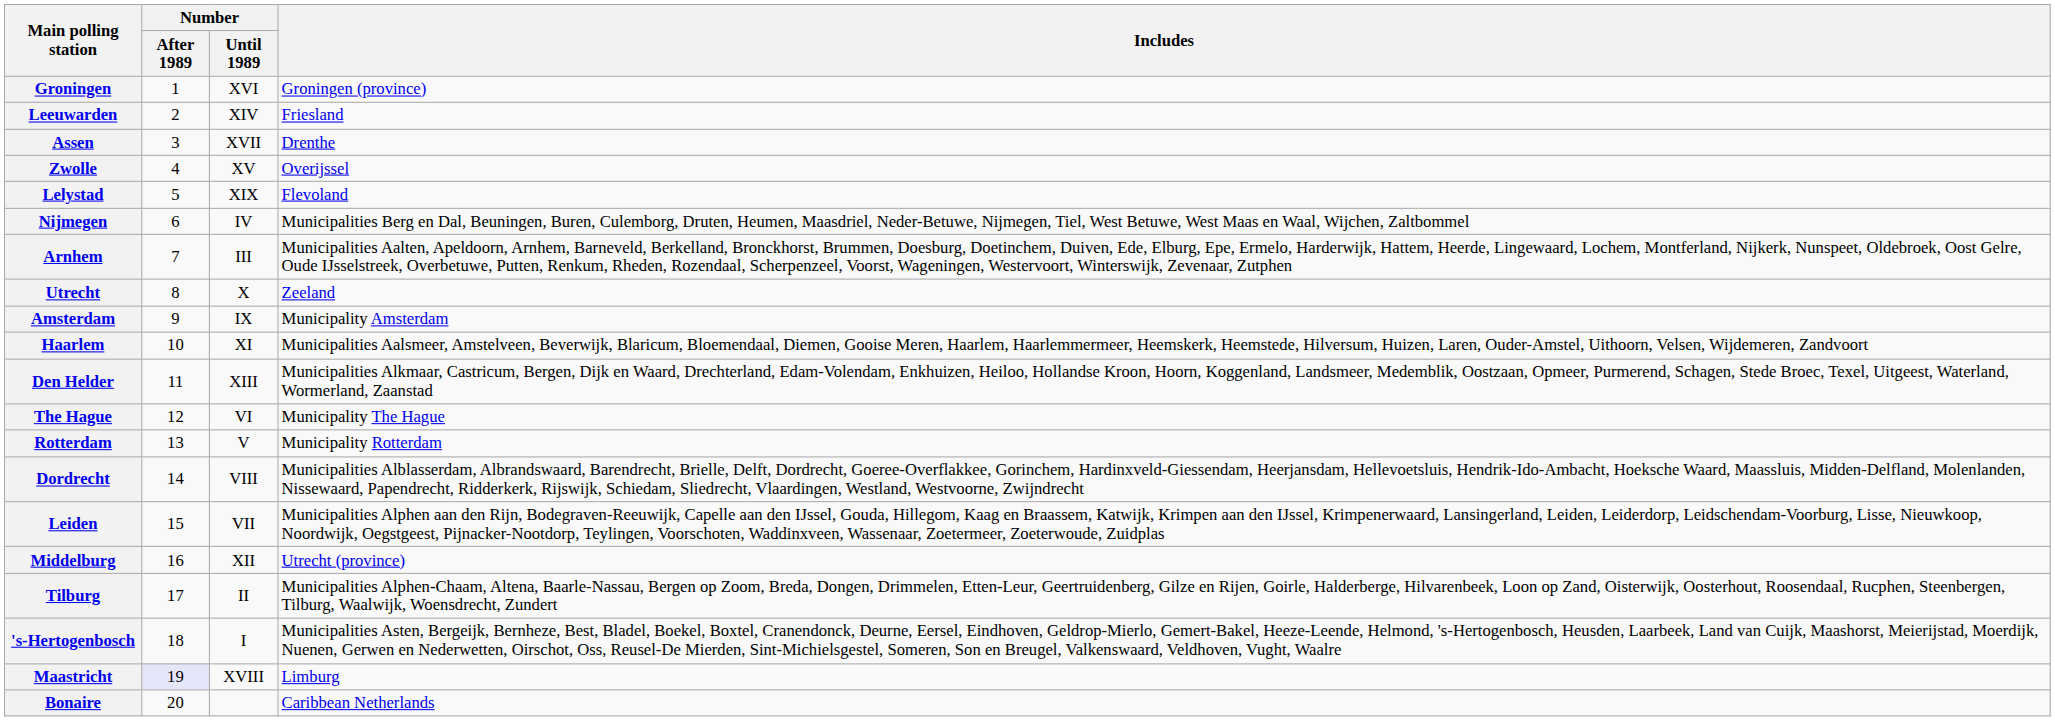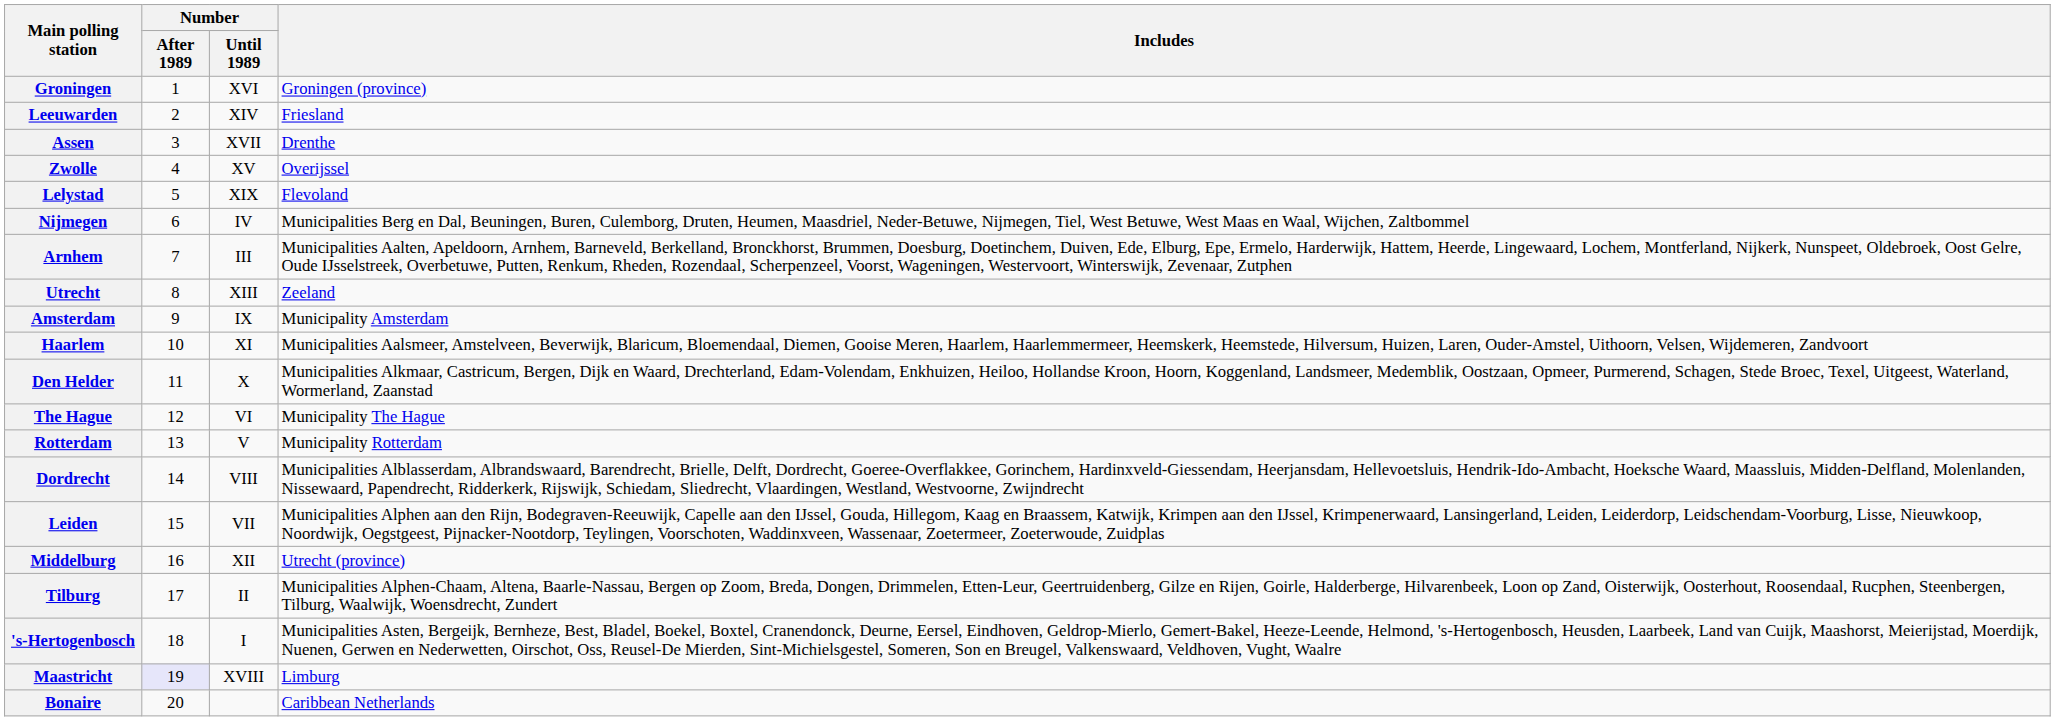(244, 292) X -> (244, 292) XIII
(244, 381) XIII -> (244, 381) X
